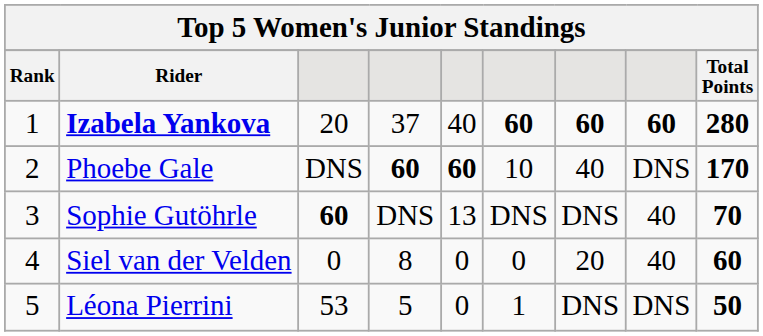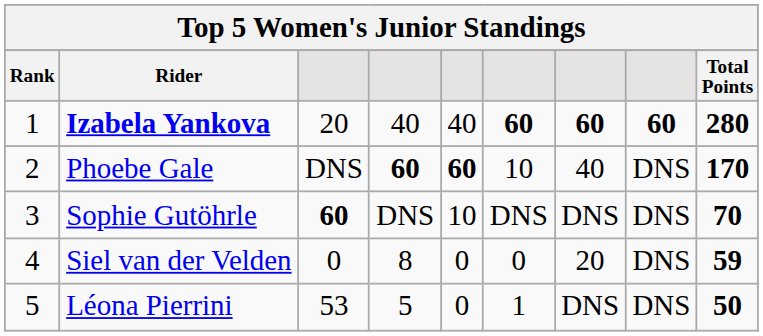(405, 122) 37 -> (405, 122) 40
(462, 214) 13 -> (462, 214) 10
(661, 214) 40 -> (661, 214) DNS
(661, 260) 40 -> (661, 260) DNS
(728, 260) 60 -> (728, 260) 59
